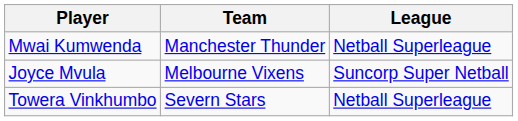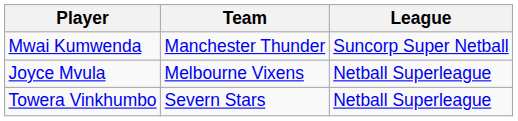(412, 45) Netball Superleague -> (421, 45) Suncorp Super Netball
(421, 73) Suncorp Super Netball -> (412, 73) Netball Superleague
